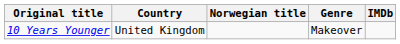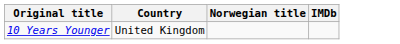- column: (337, 13)
